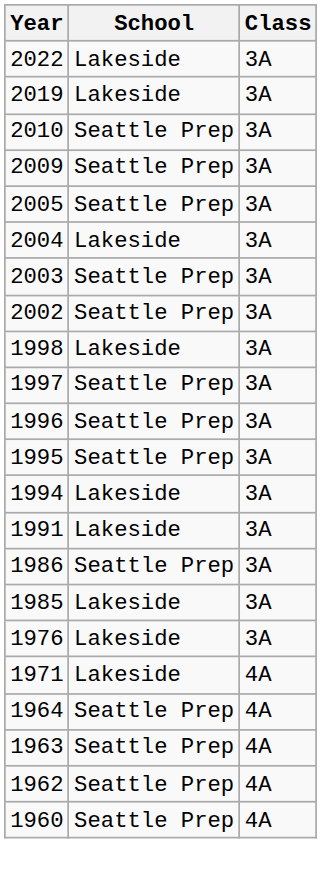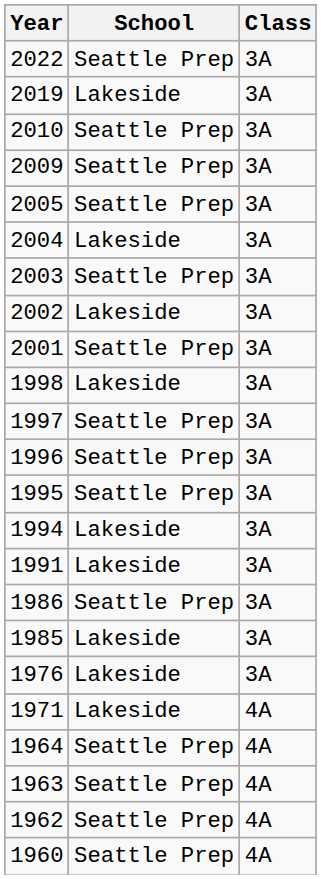(127, 59) Lakeside -> (154, 59) Seattle Prep
(154, 313) Seattle Prep -> (127, 313) Lakeside
+ row: (37, 349)
